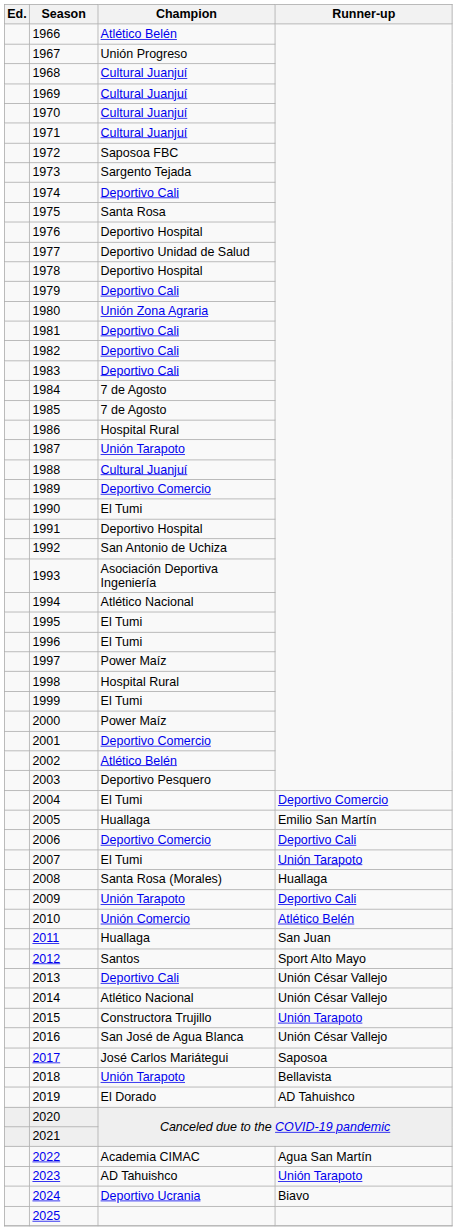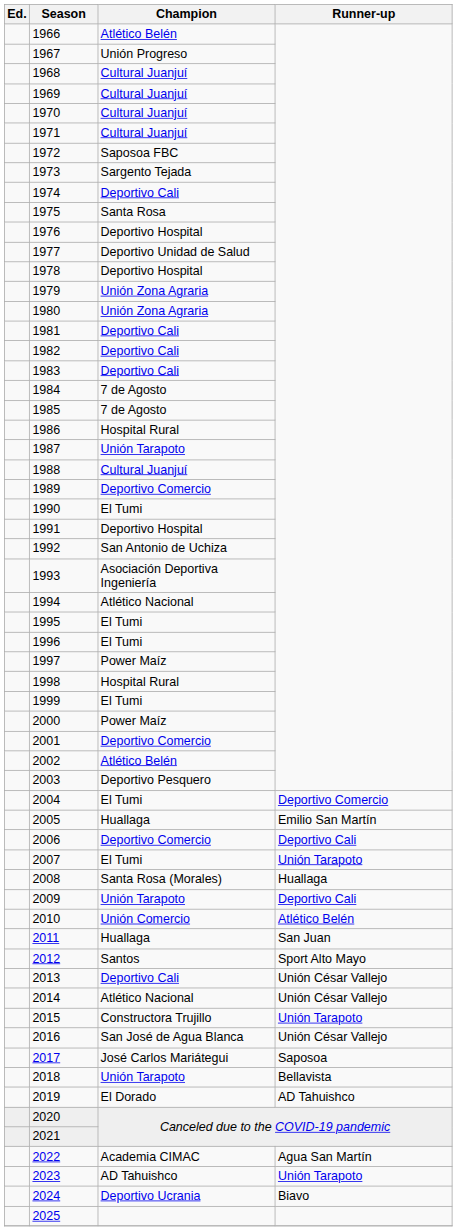(140, 291) Deportivo Cali -> (154, 291) Unión Zona Agraria
